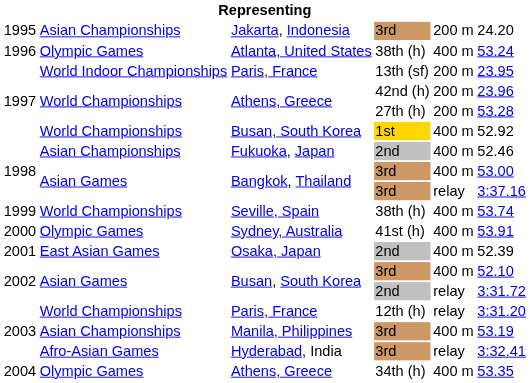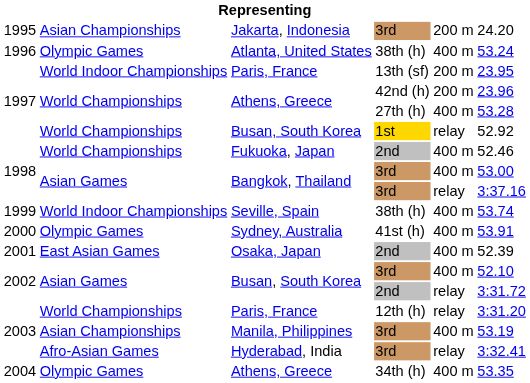(453, 111) 200 m -> (453, 111) 400 m
(453, 131) 400 m -> (449, 131) relay
(110, 151) Asian Championships -> (111, 151) World Championships
(111, 211) World Championships -> (134, 211) World Indoor Championships
